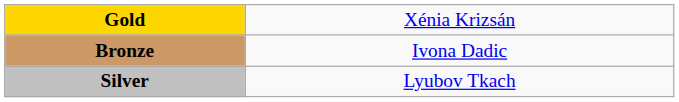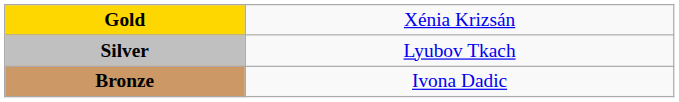rows swapped: (125, 81) <-> (125, 50)
